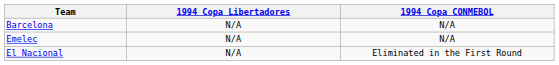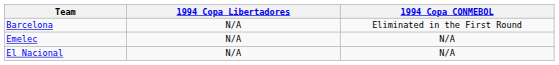(447, 25) N/A -> (447, 25) Eliminated in the First Round
(447, 53) Eliminated in the First Round -> (447, 53) N/A
